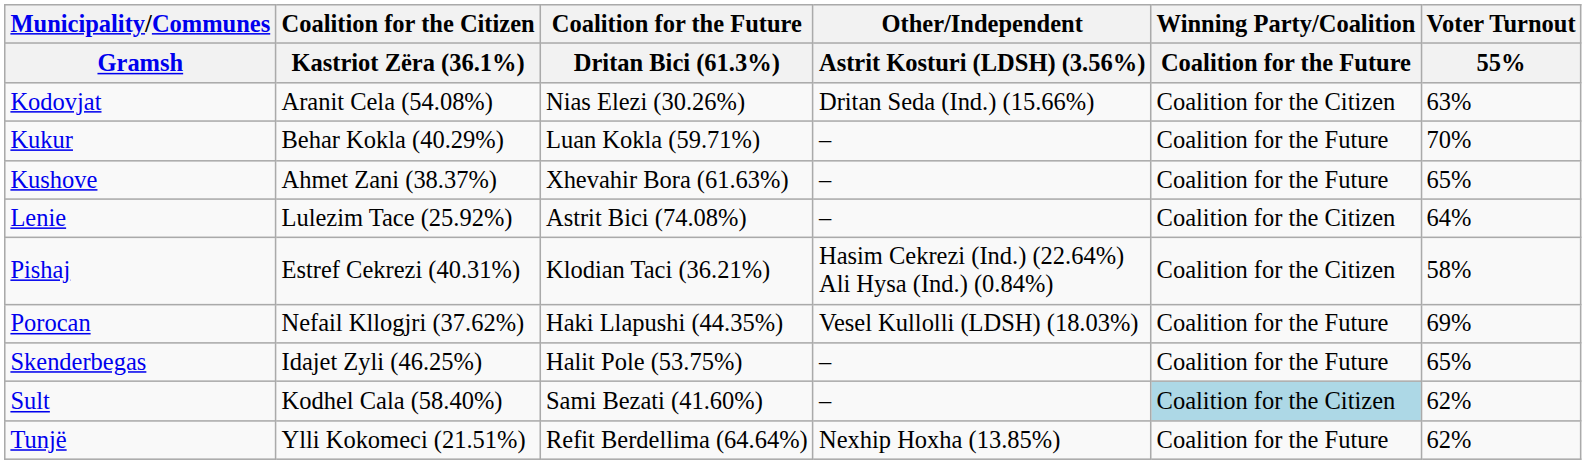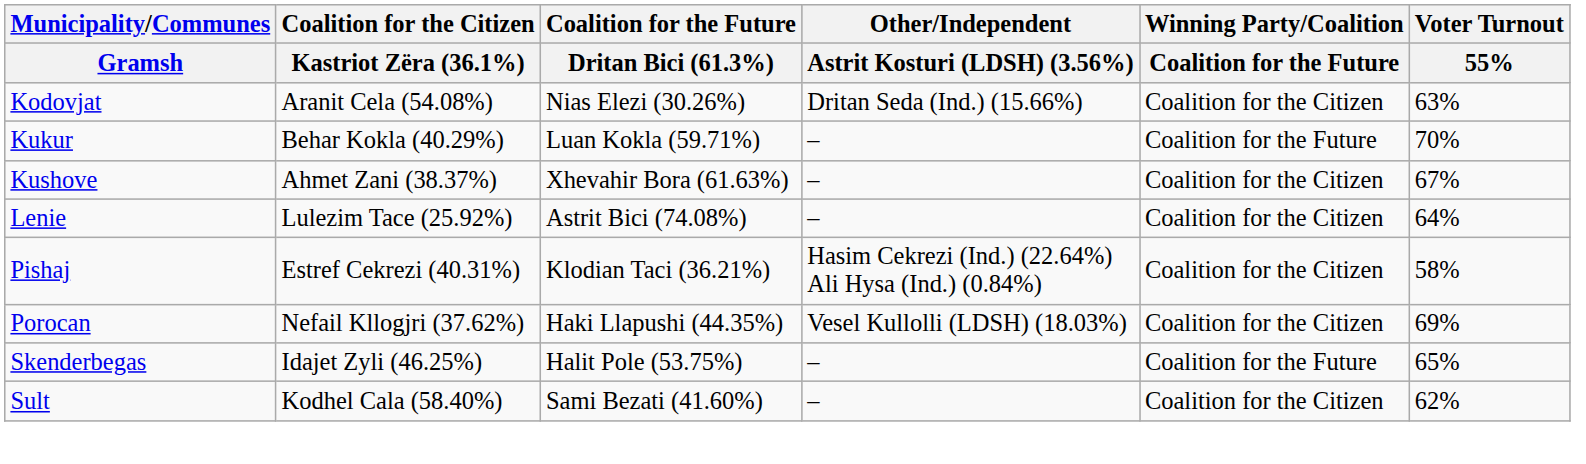(1273, 179) Coalition for the Future -> (1264, 179) Coalition for the Citizen
(1449, 179) 65% -> (1437, 179) 67%
(1273, 323) Coalition for the Future -> (1264, 323) Coalition for the Citizen
(1276, 400) lightblue background -> (1264, 400) no background
- row: (39, 439)
